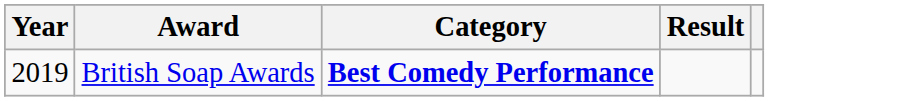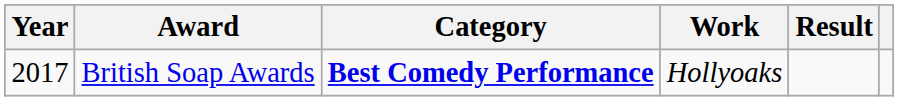+ column: (725, 27)
(40, 72) 2019 -> (40, 72) 2017
